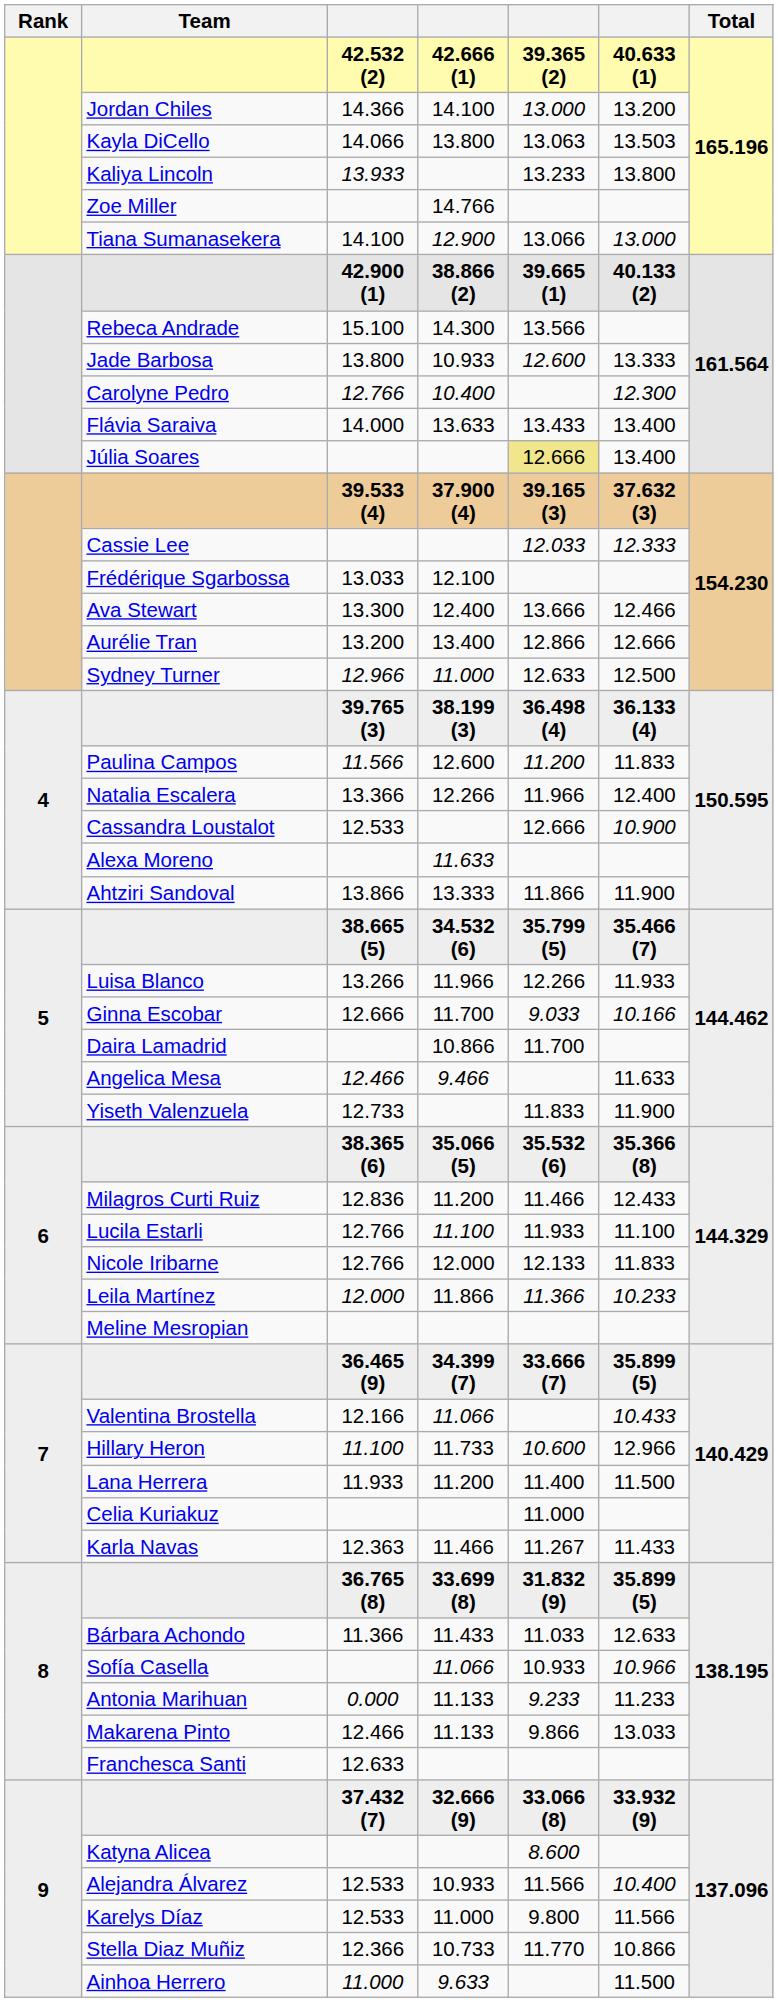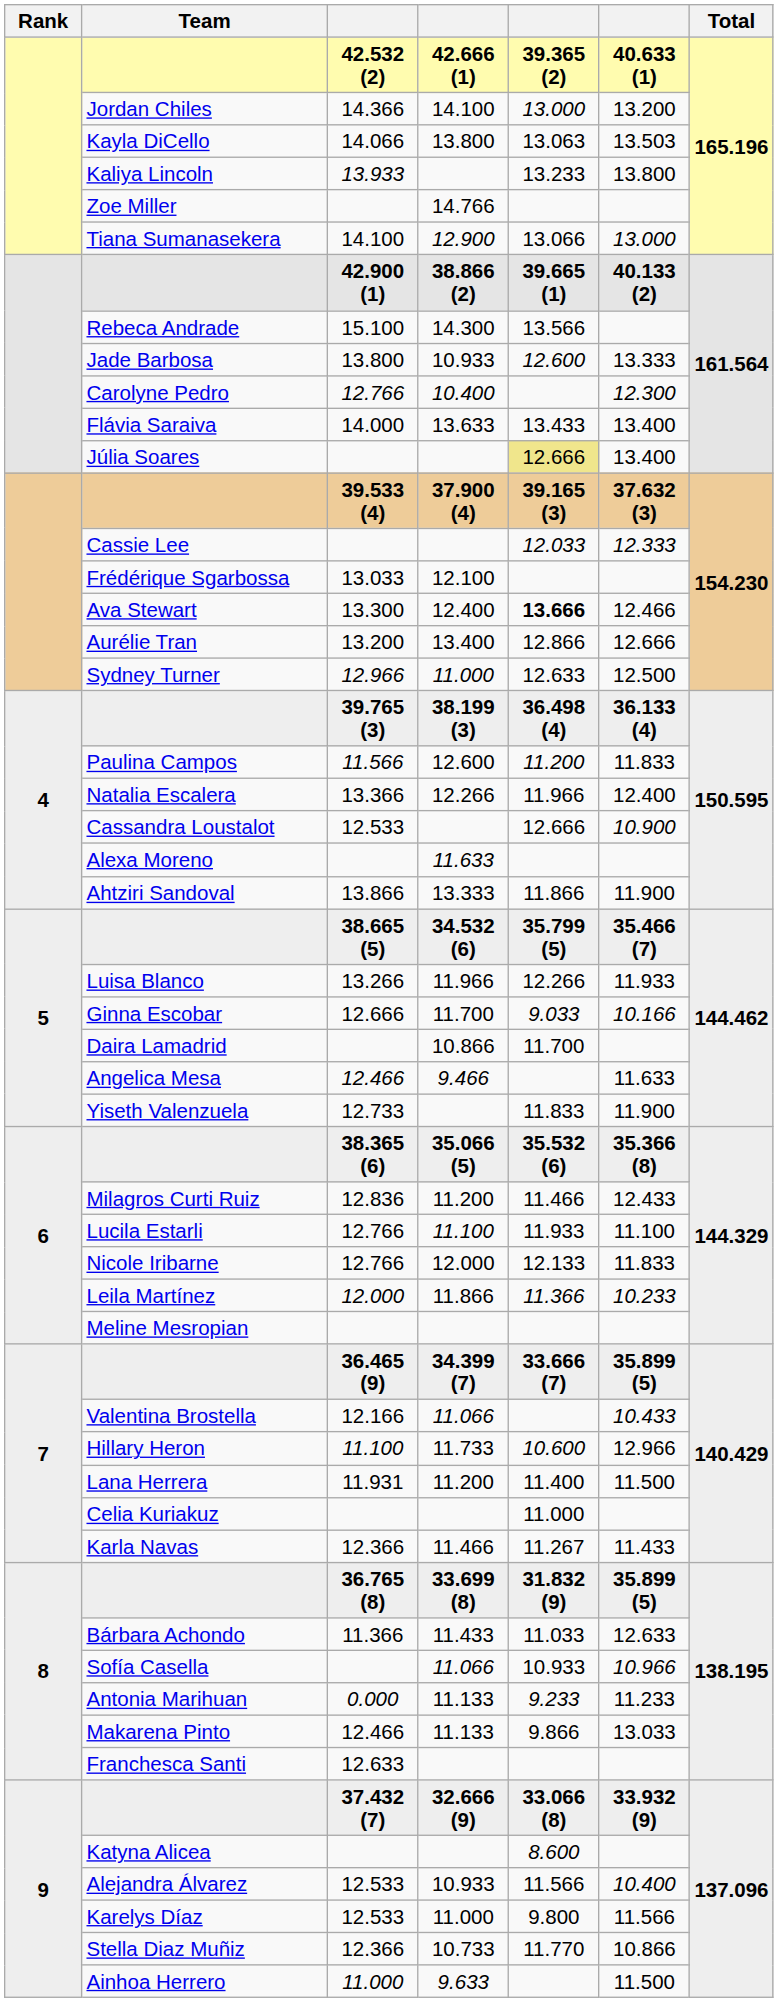(554, 610) normal -> (554, 610) bold
(373, 1481) 11.933 -> (373, 1481) 11.931
(373, 1546) 12.363 -> (373, 1546) 12.366
